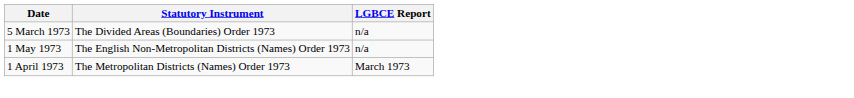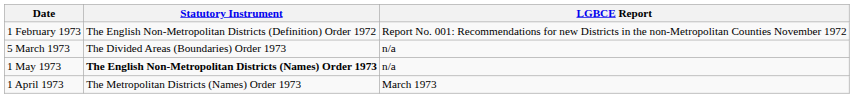+ row: (44, 31)
(212, 48) normal -> (232, 66) bold
